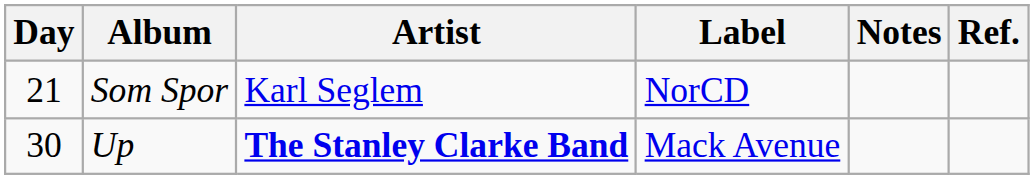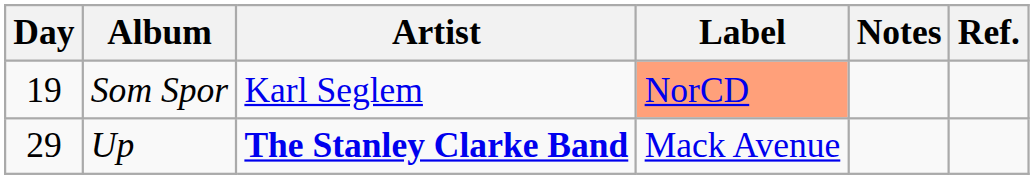(44, 88) 21 -> (44, 88) 19
(697, 88) no background -> (697, 88) lightsalmon background
(44, 145) 30 -> (44, 145) 29
